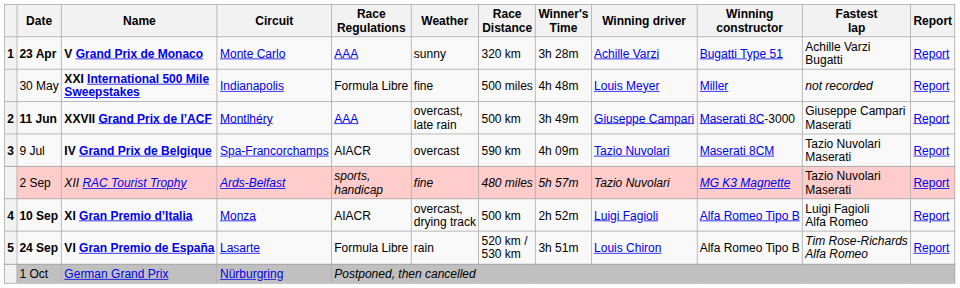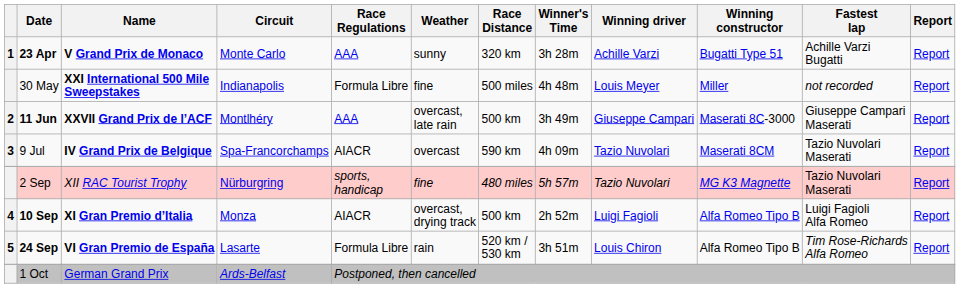(253, 183) Ards-Belfast -> (252, 183) Nürburgring
(252, 274) Nürburgring -> (253, 274) Ards-Belfast
